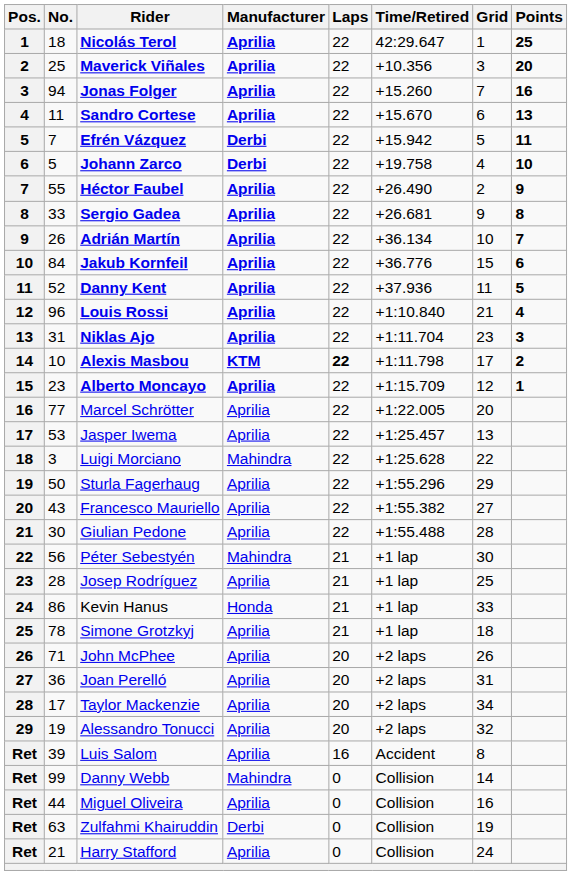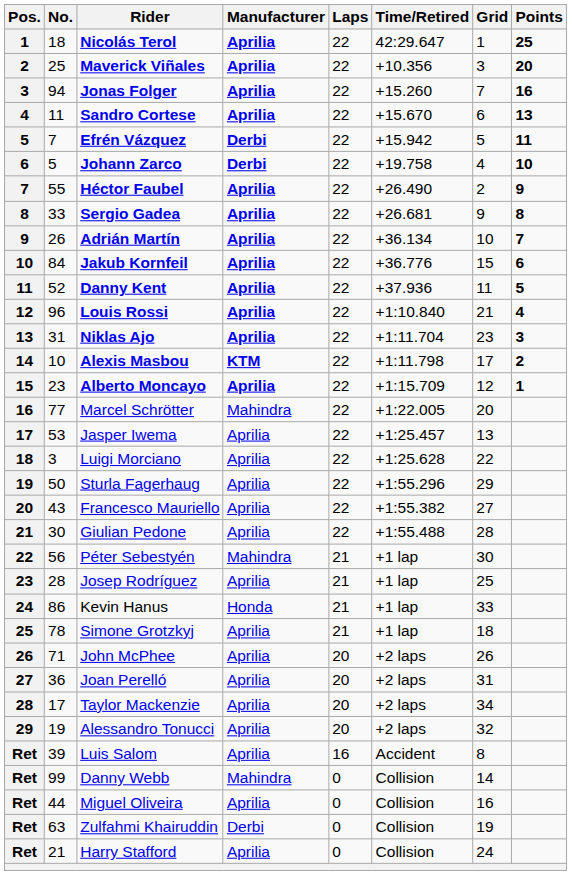(341, 361) bold -> (341, 361) normal
(248, 410) Aprilia -> (259, 410) Mahindra
(259, 459) Mahindra -> (248, 459) Aprilia
